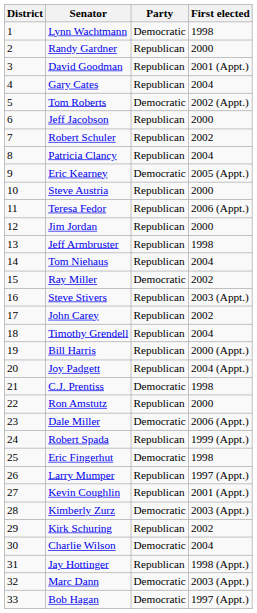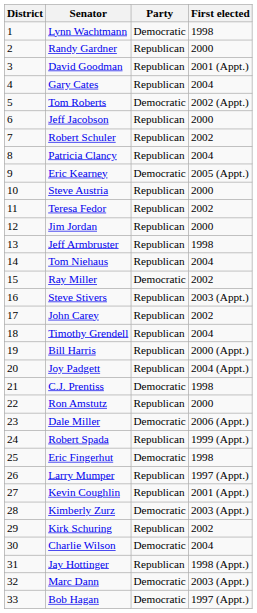(220, 208) 2006 (Appt.) -> (202, 208) 2002
